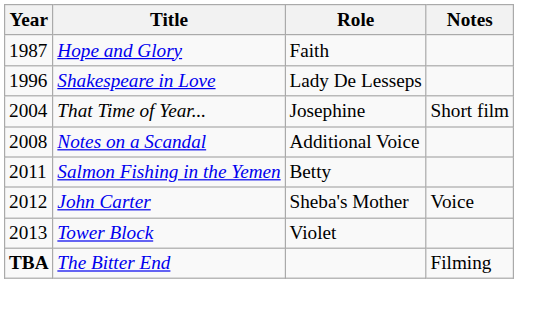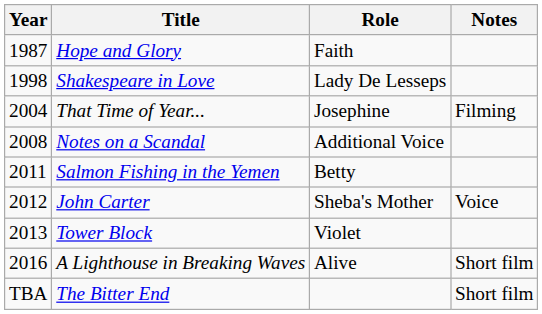(28, 80) 1996 -> (28, 80) 1998
(470, 111) Short film -> (485, 111) Filming
+ row: (181, 263)
(29, 263) bold -> (28, 293) normal
(461, 263) Filming -> (494, 293) Short film
